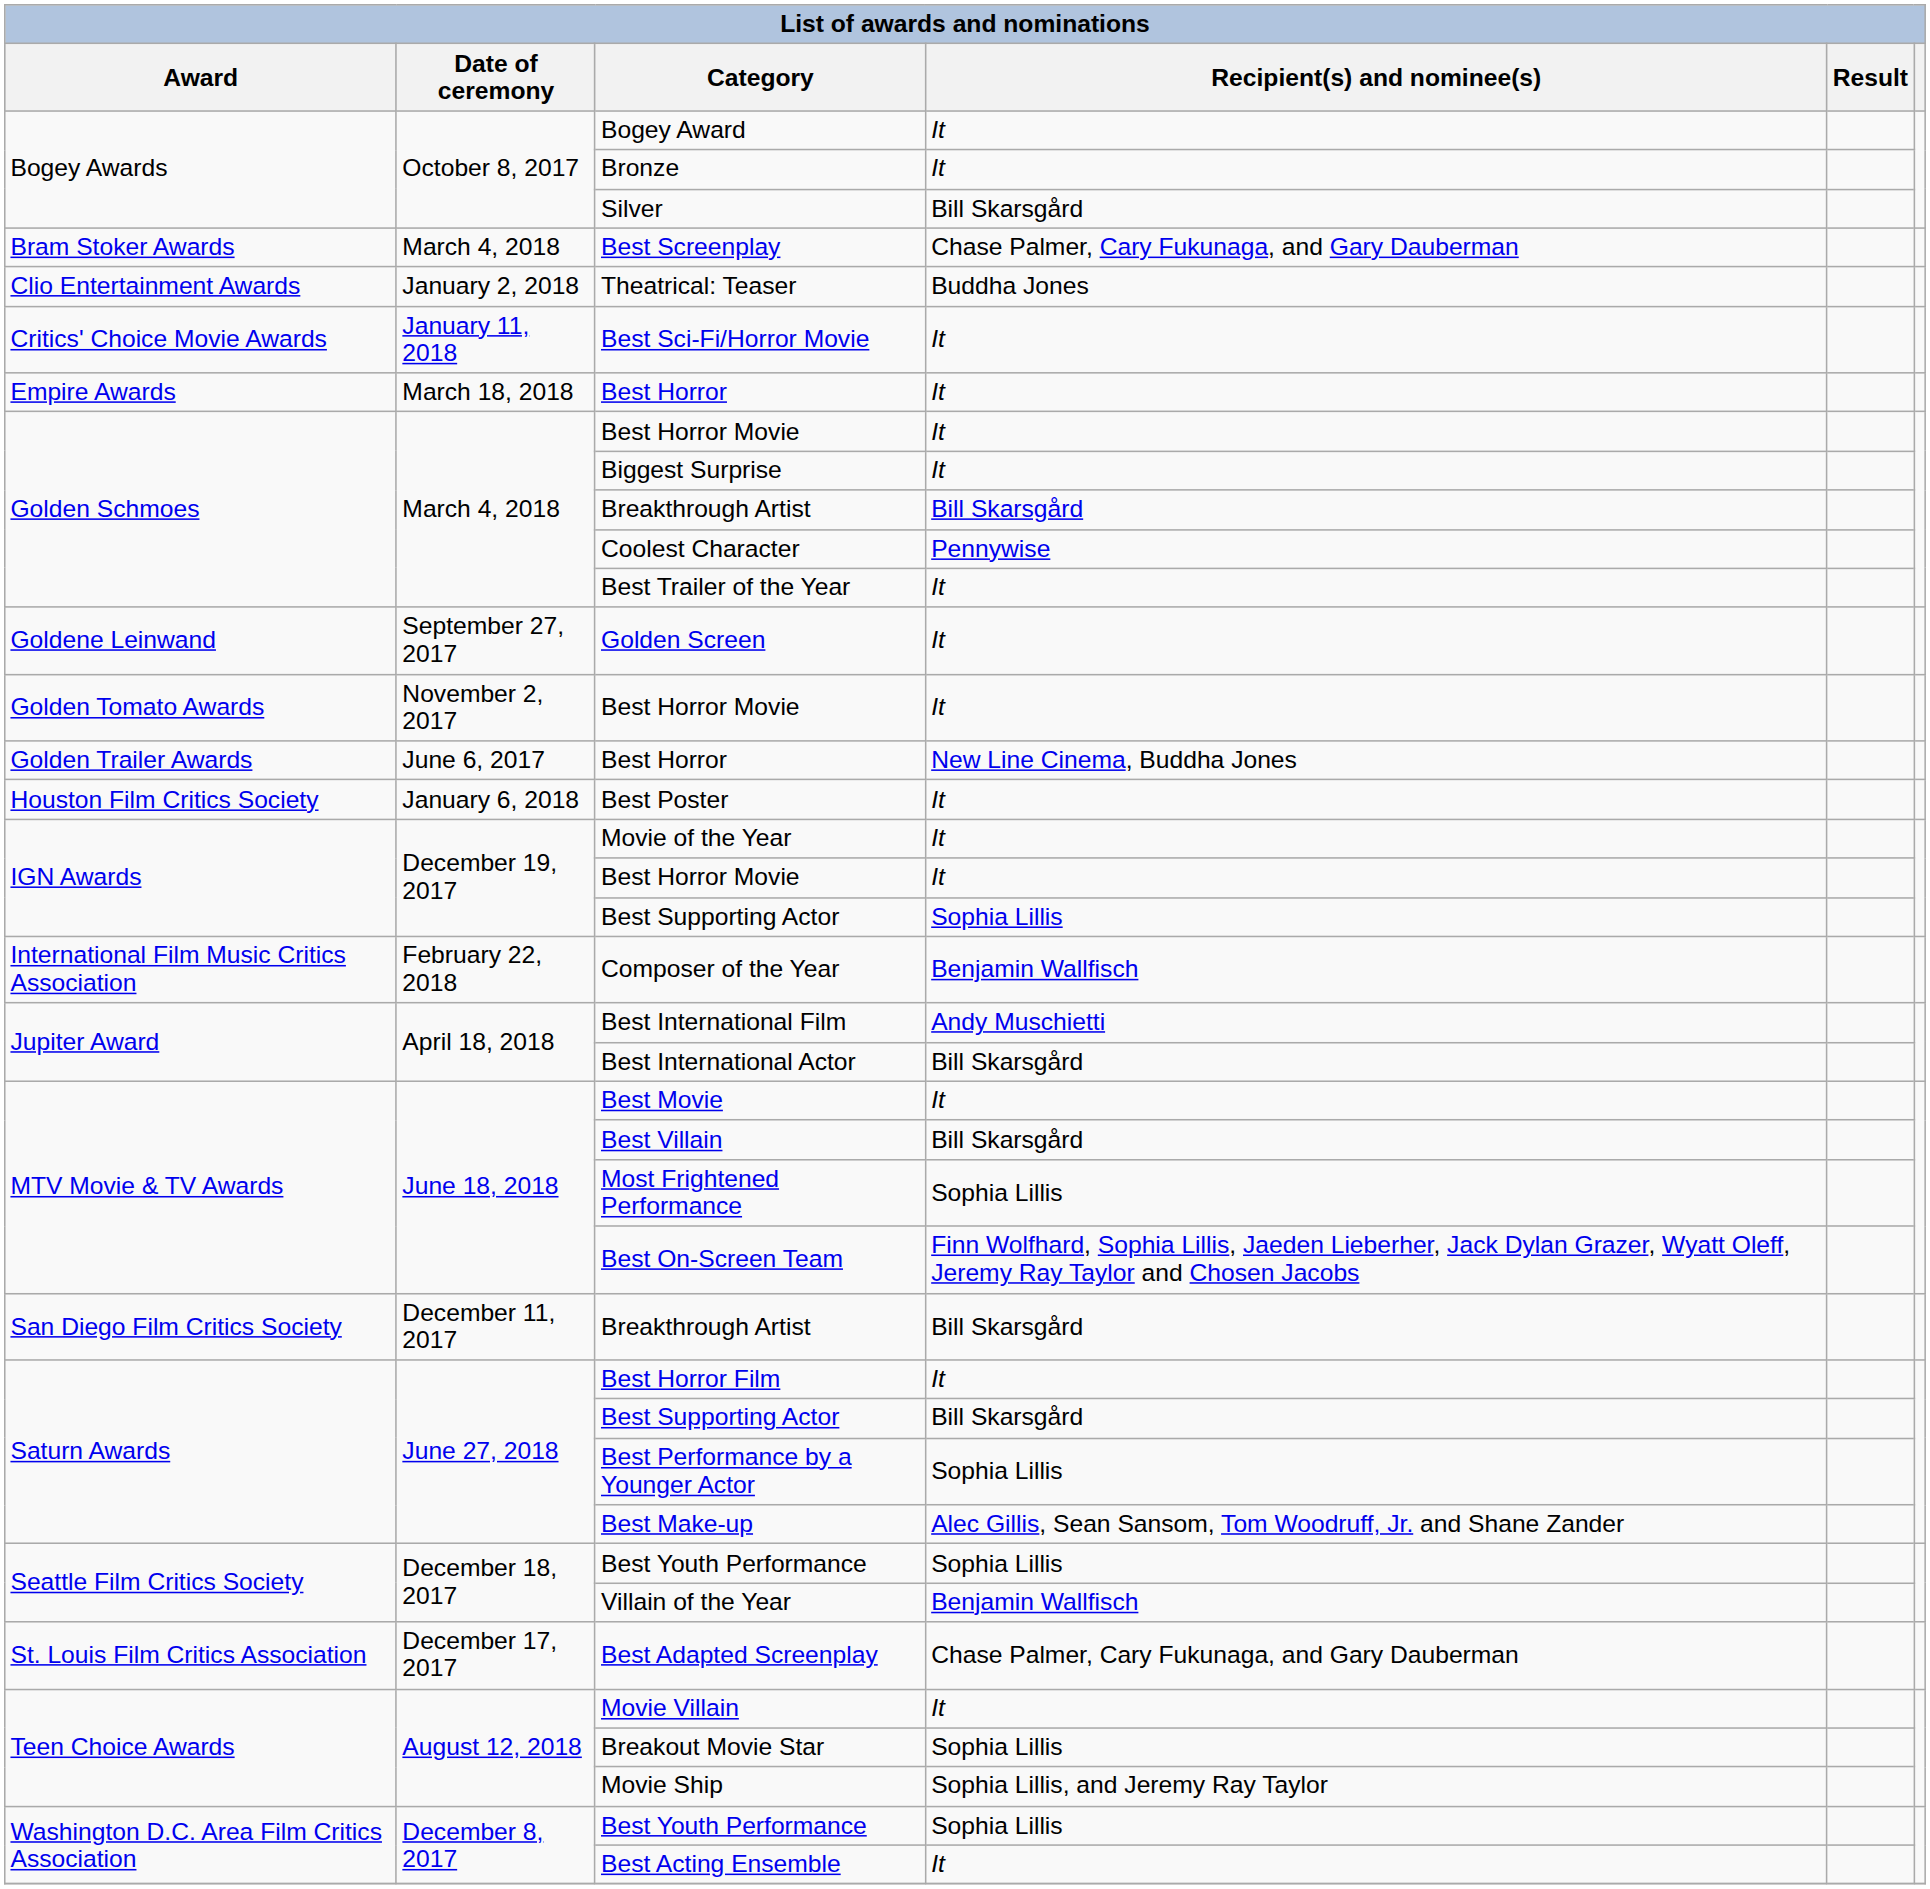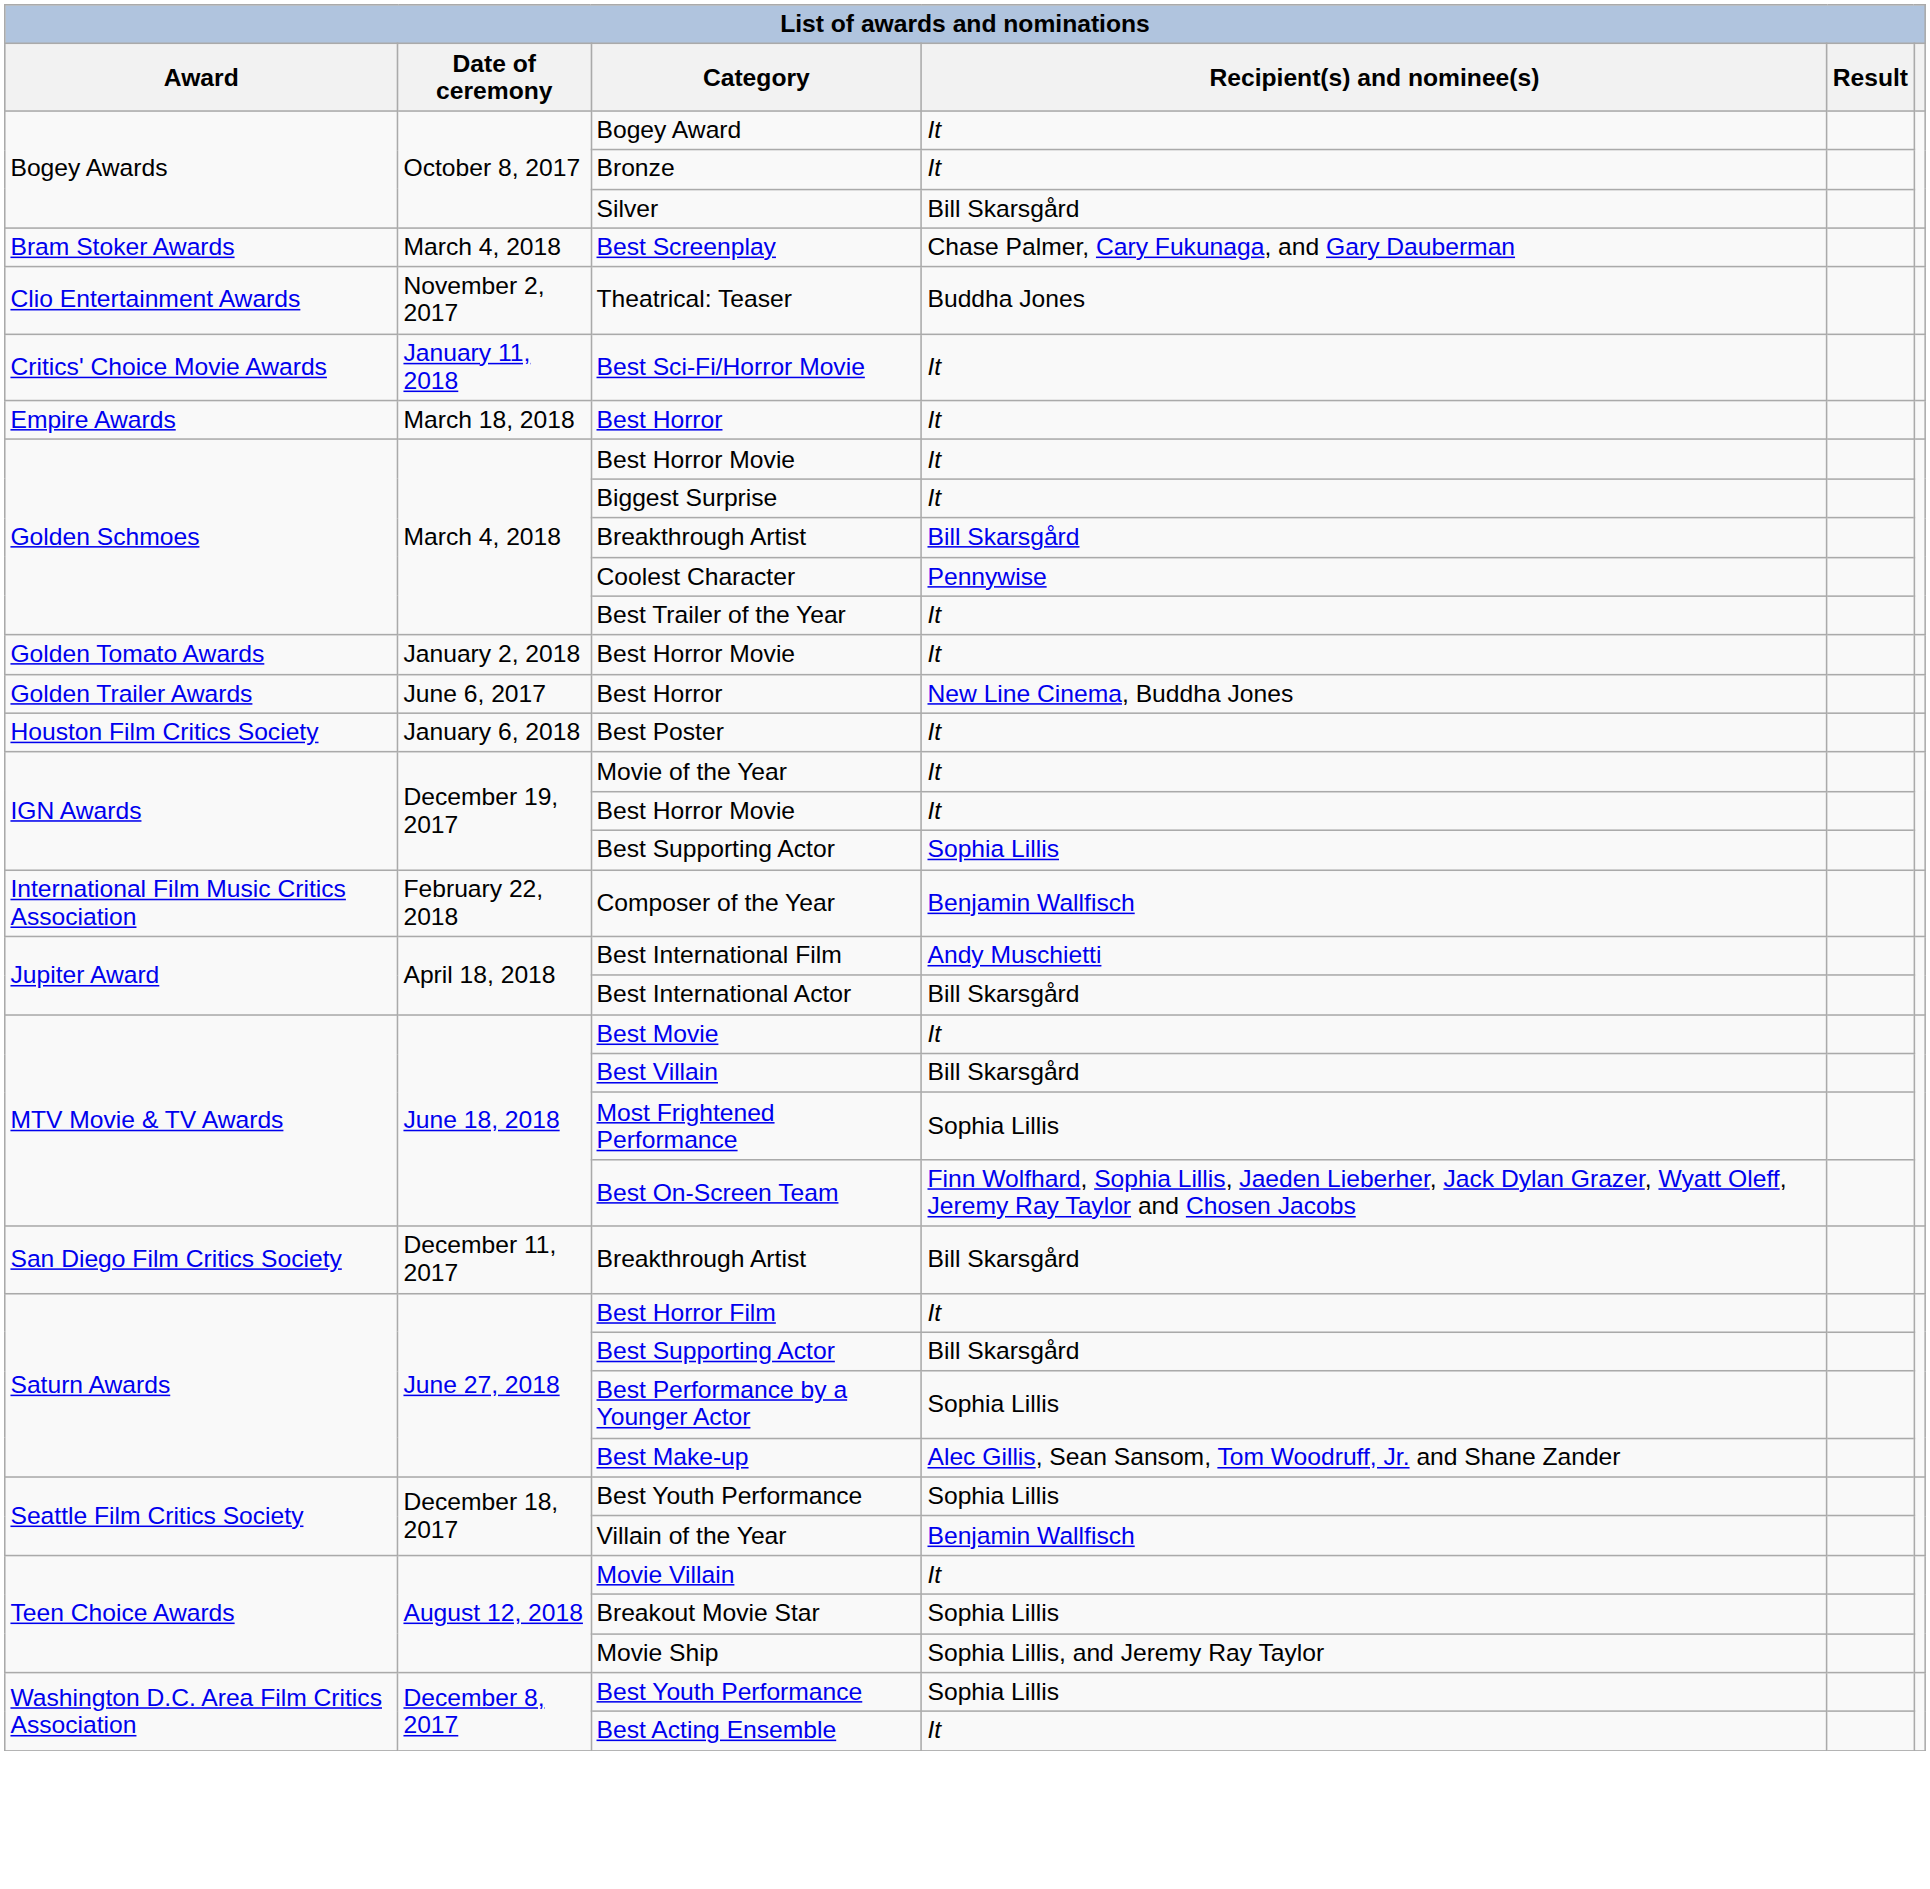(491, 286) January 2, 2018 -> (474, 300) November 2, 2017
- row: (113, 640)
(473, 707) November 2, 2017 -> (492, 654) January 2, 2018
- row: (188, 1655)
